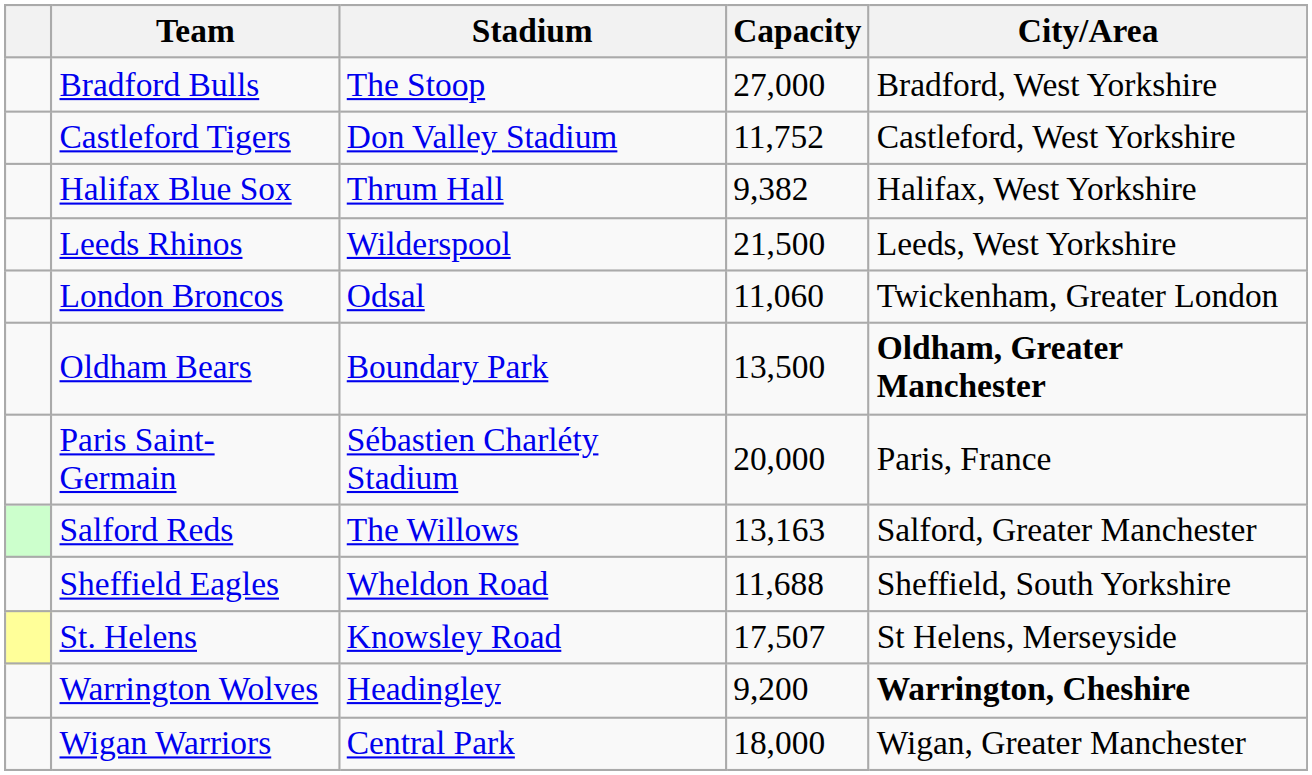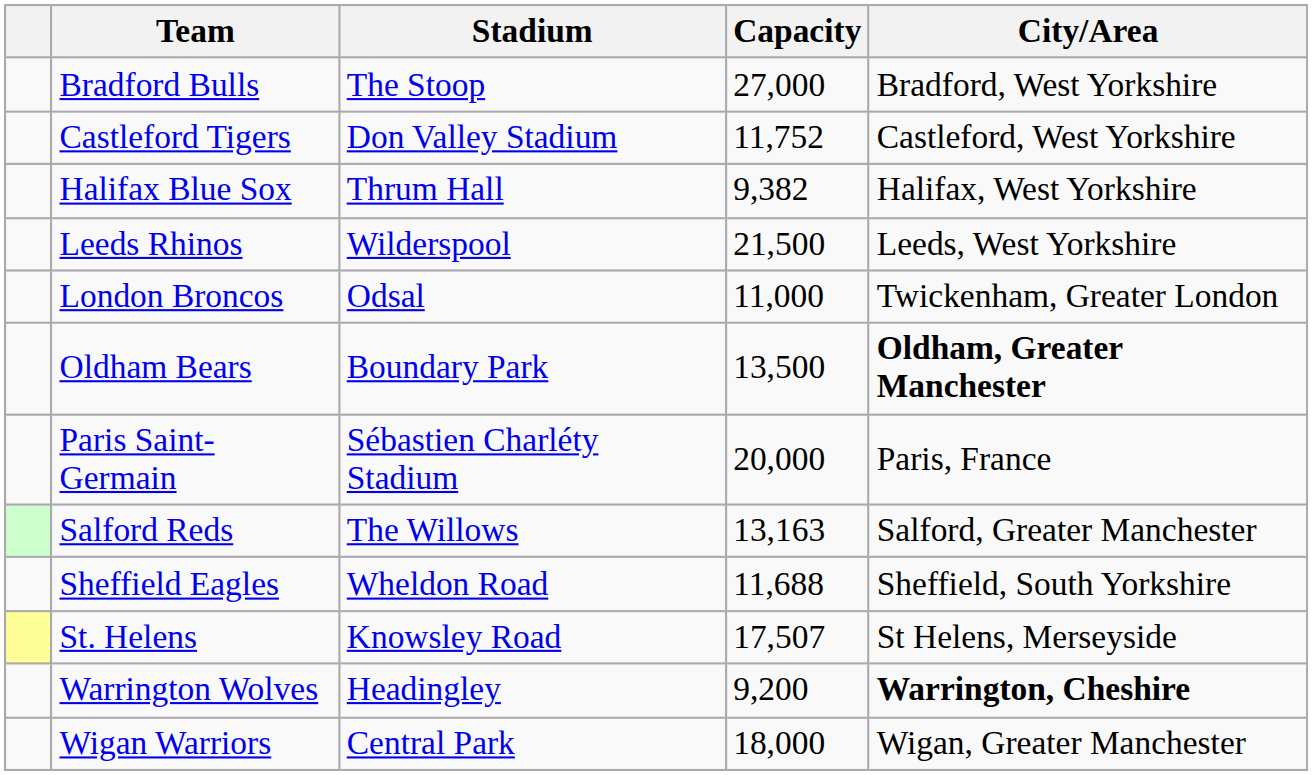(779, 296) 11,060 -> (779, 296) 11,000
